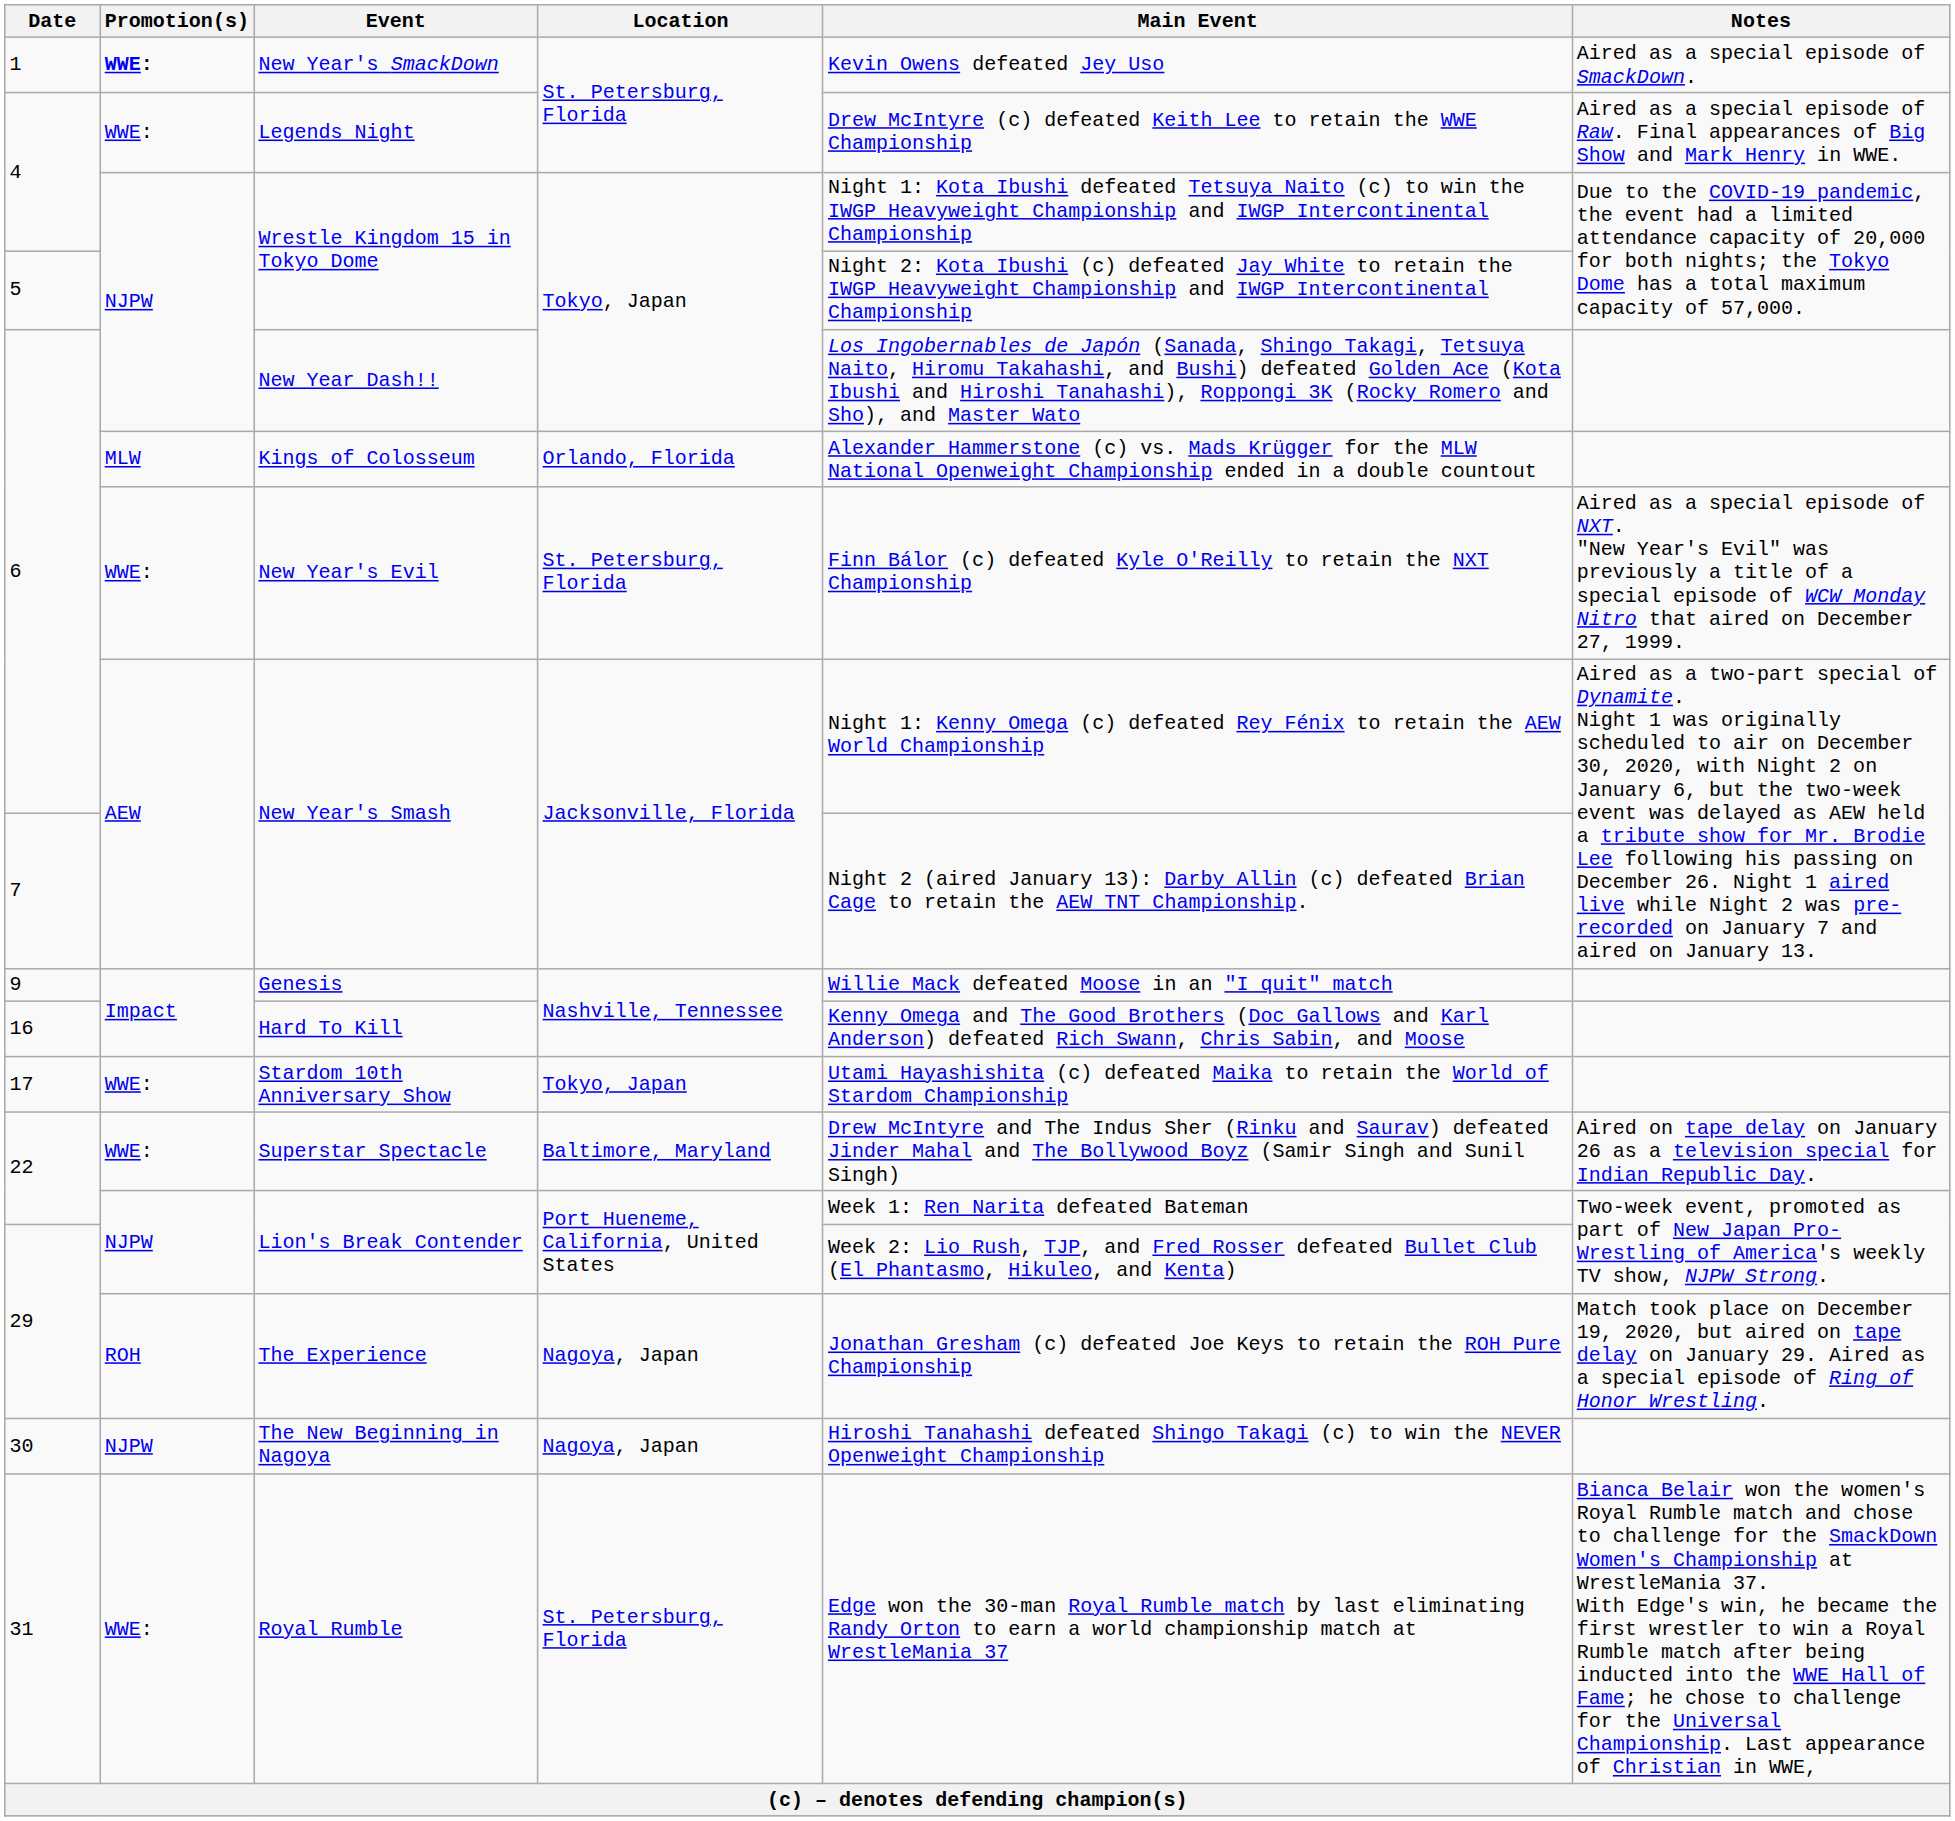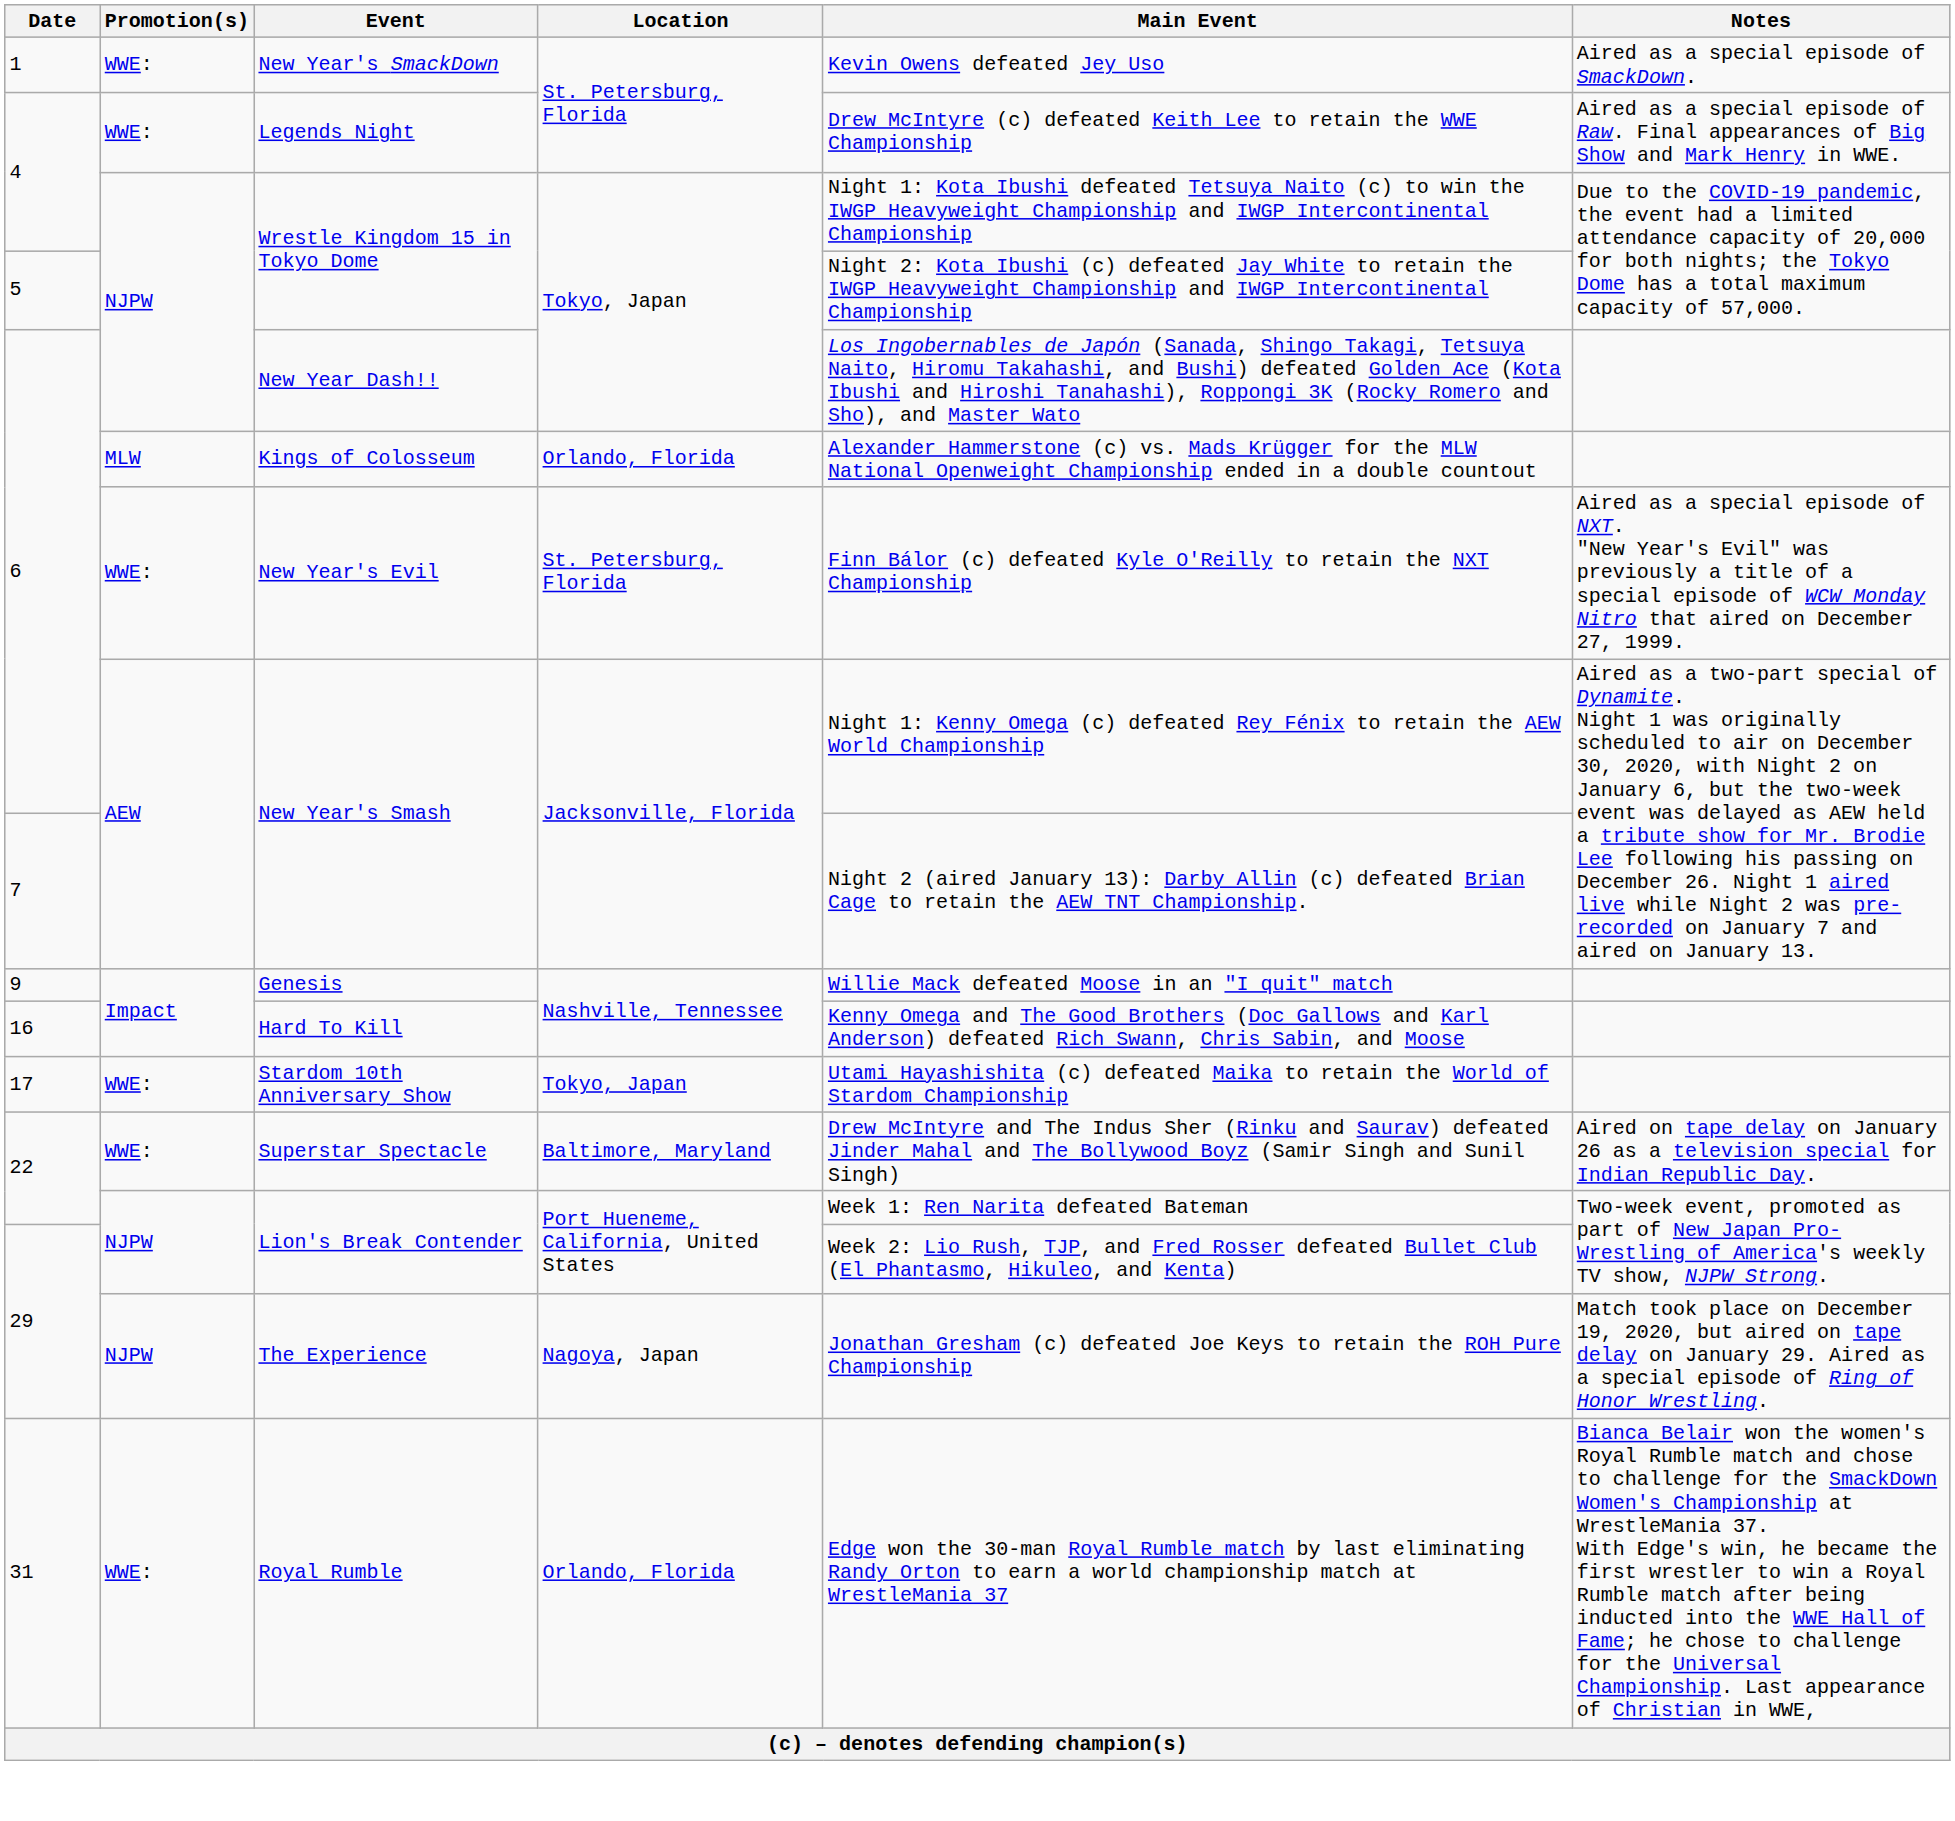(129, 65) bold -> (129, 65) normal
(123, 1356) ROH -> (129, 1356) NJPW
- row: (22, 1446)
(633, 1629) St. Petersburg, Florida -> (639, 1573) Orlando, Florida
